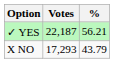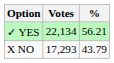(61, 31) 22,187 -> (61, 31) 22,134
